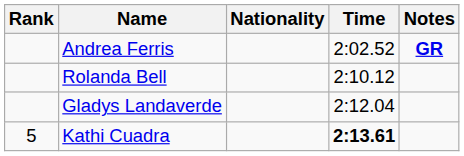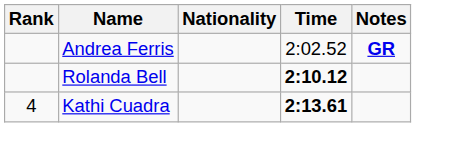(364, 77) normal -> (316, 77) bold
- row: (142, 106)
(31, 135) 5 -> (31, 106) 4
